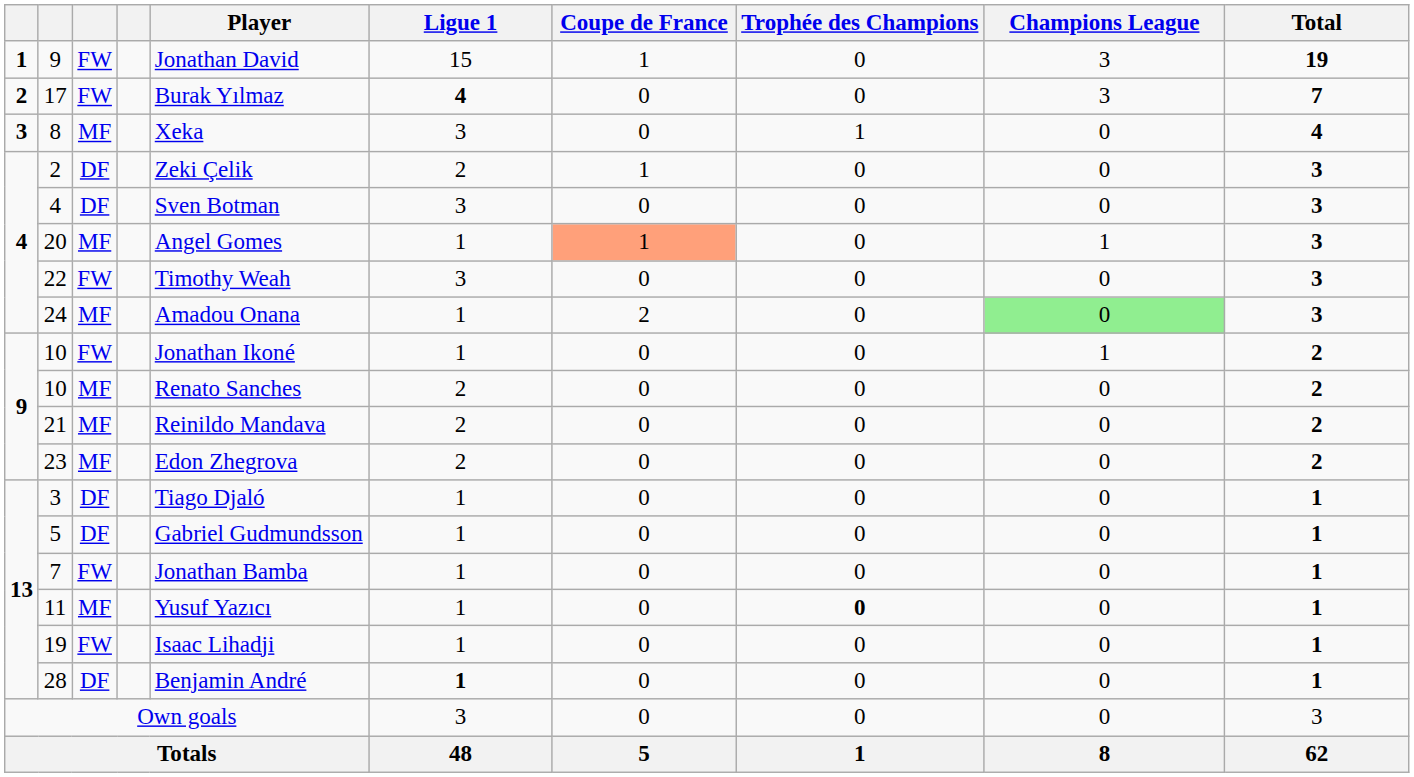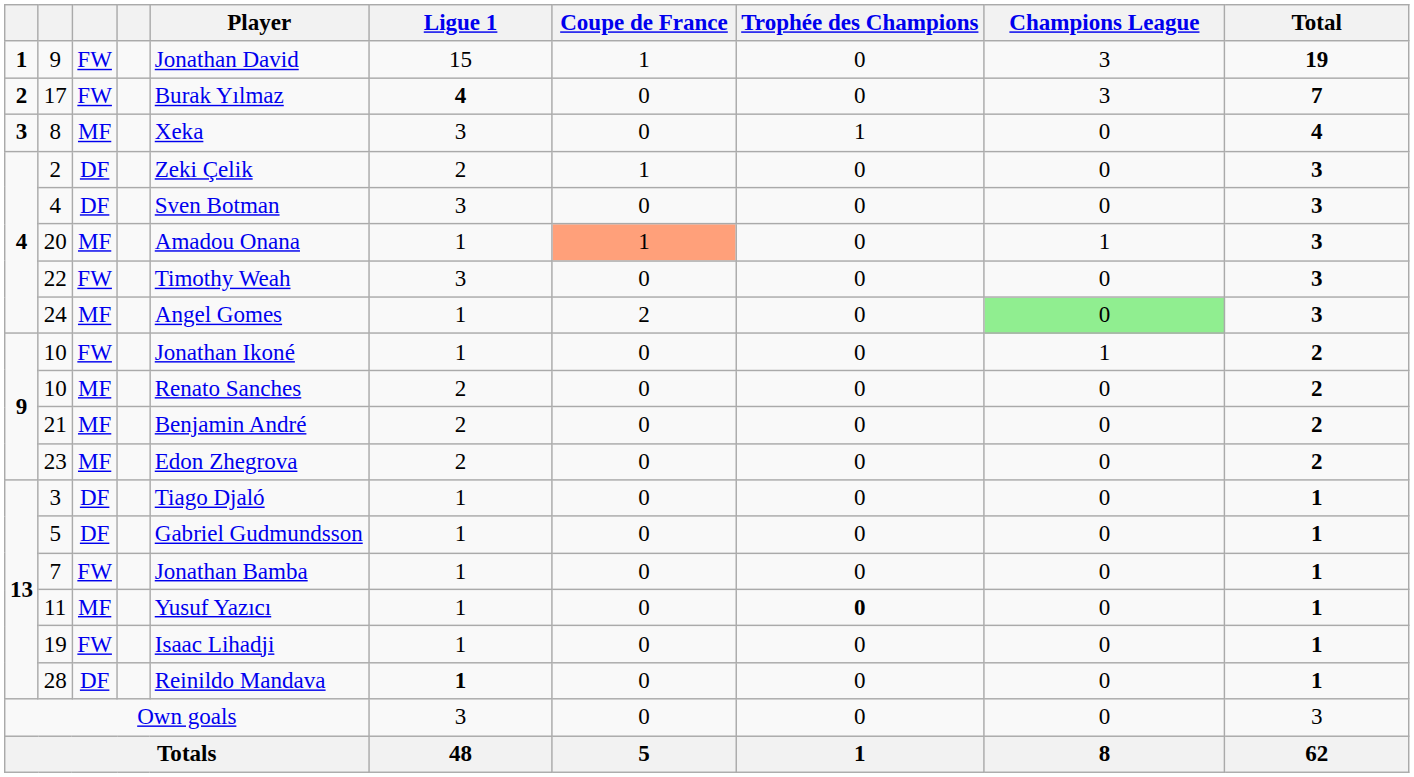(218, 242) Angel Gomes -> (227, 242) Amadou Onana
(227, 315) Amadou Onana -> (218, 315) Angel Gomes
(240, 424) Reinildo Mandava -> (231, 424) Benjamin André
(231, 680) Benjamin André -> (240, 680) Reinildo Mandava
